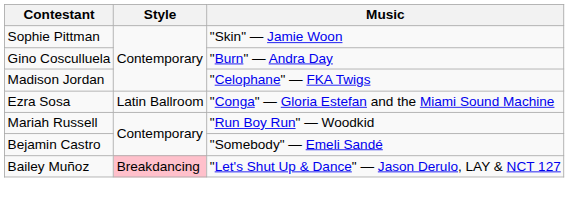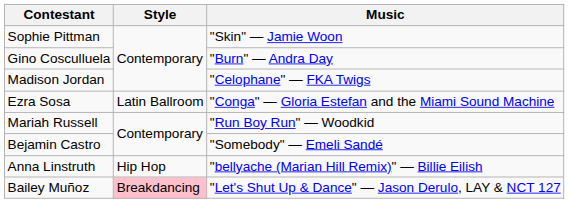+ row: (51, 166)
